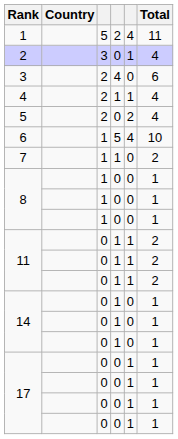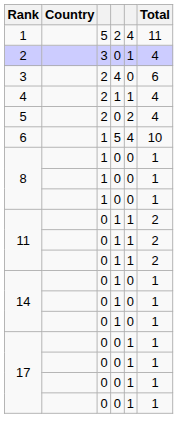- row: (23, 158)
